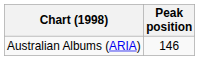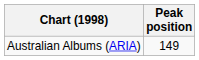(169, 45) 146 -> (169, 45) 149
